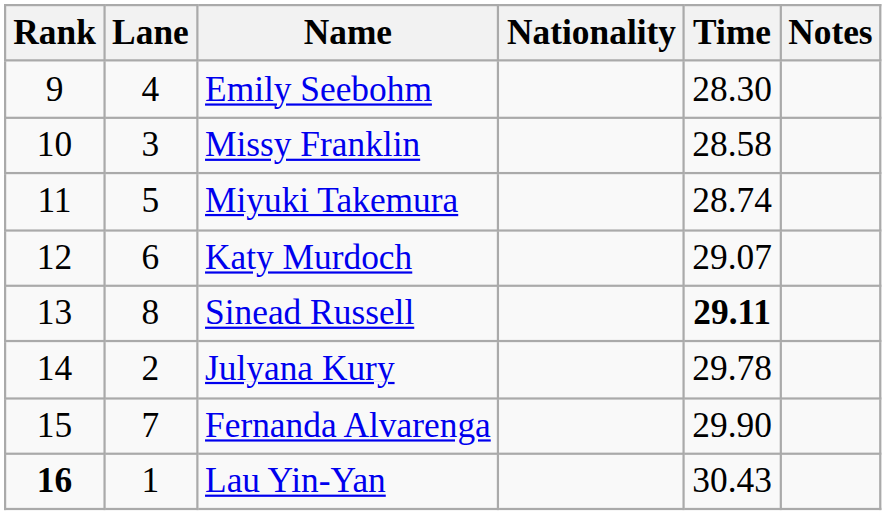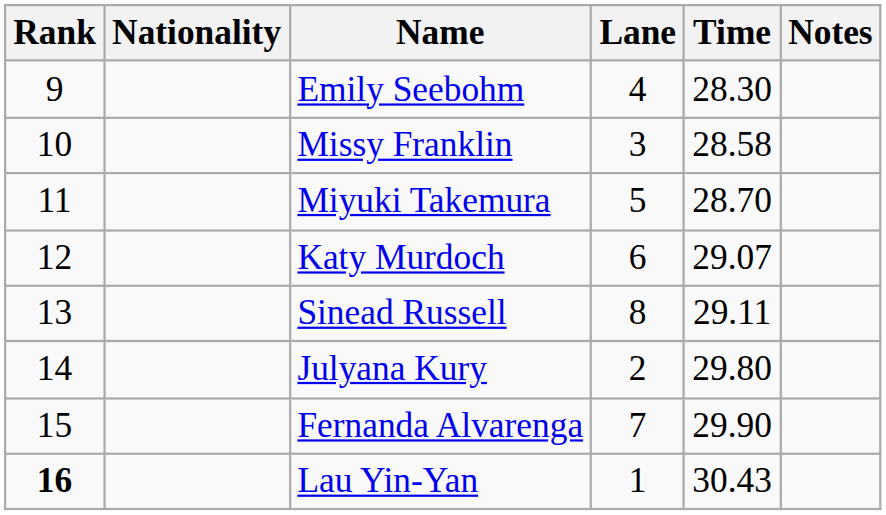columns swapped: (150, 32) <-> (592, 32)
(732, 200) 28.74 -> (732, 200) 28.70
(732, 312) bold -> (732, 312) normal
(732, 369) 29.78 -> (732, 369) 29.80
